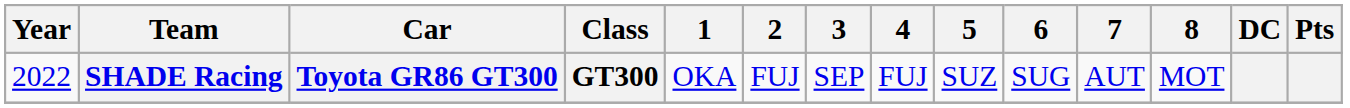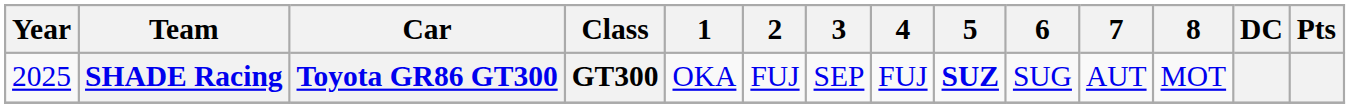(42, 77) 2022 -> (42, 77) 2025
(969, 77) normal -> (970, 77) bold
